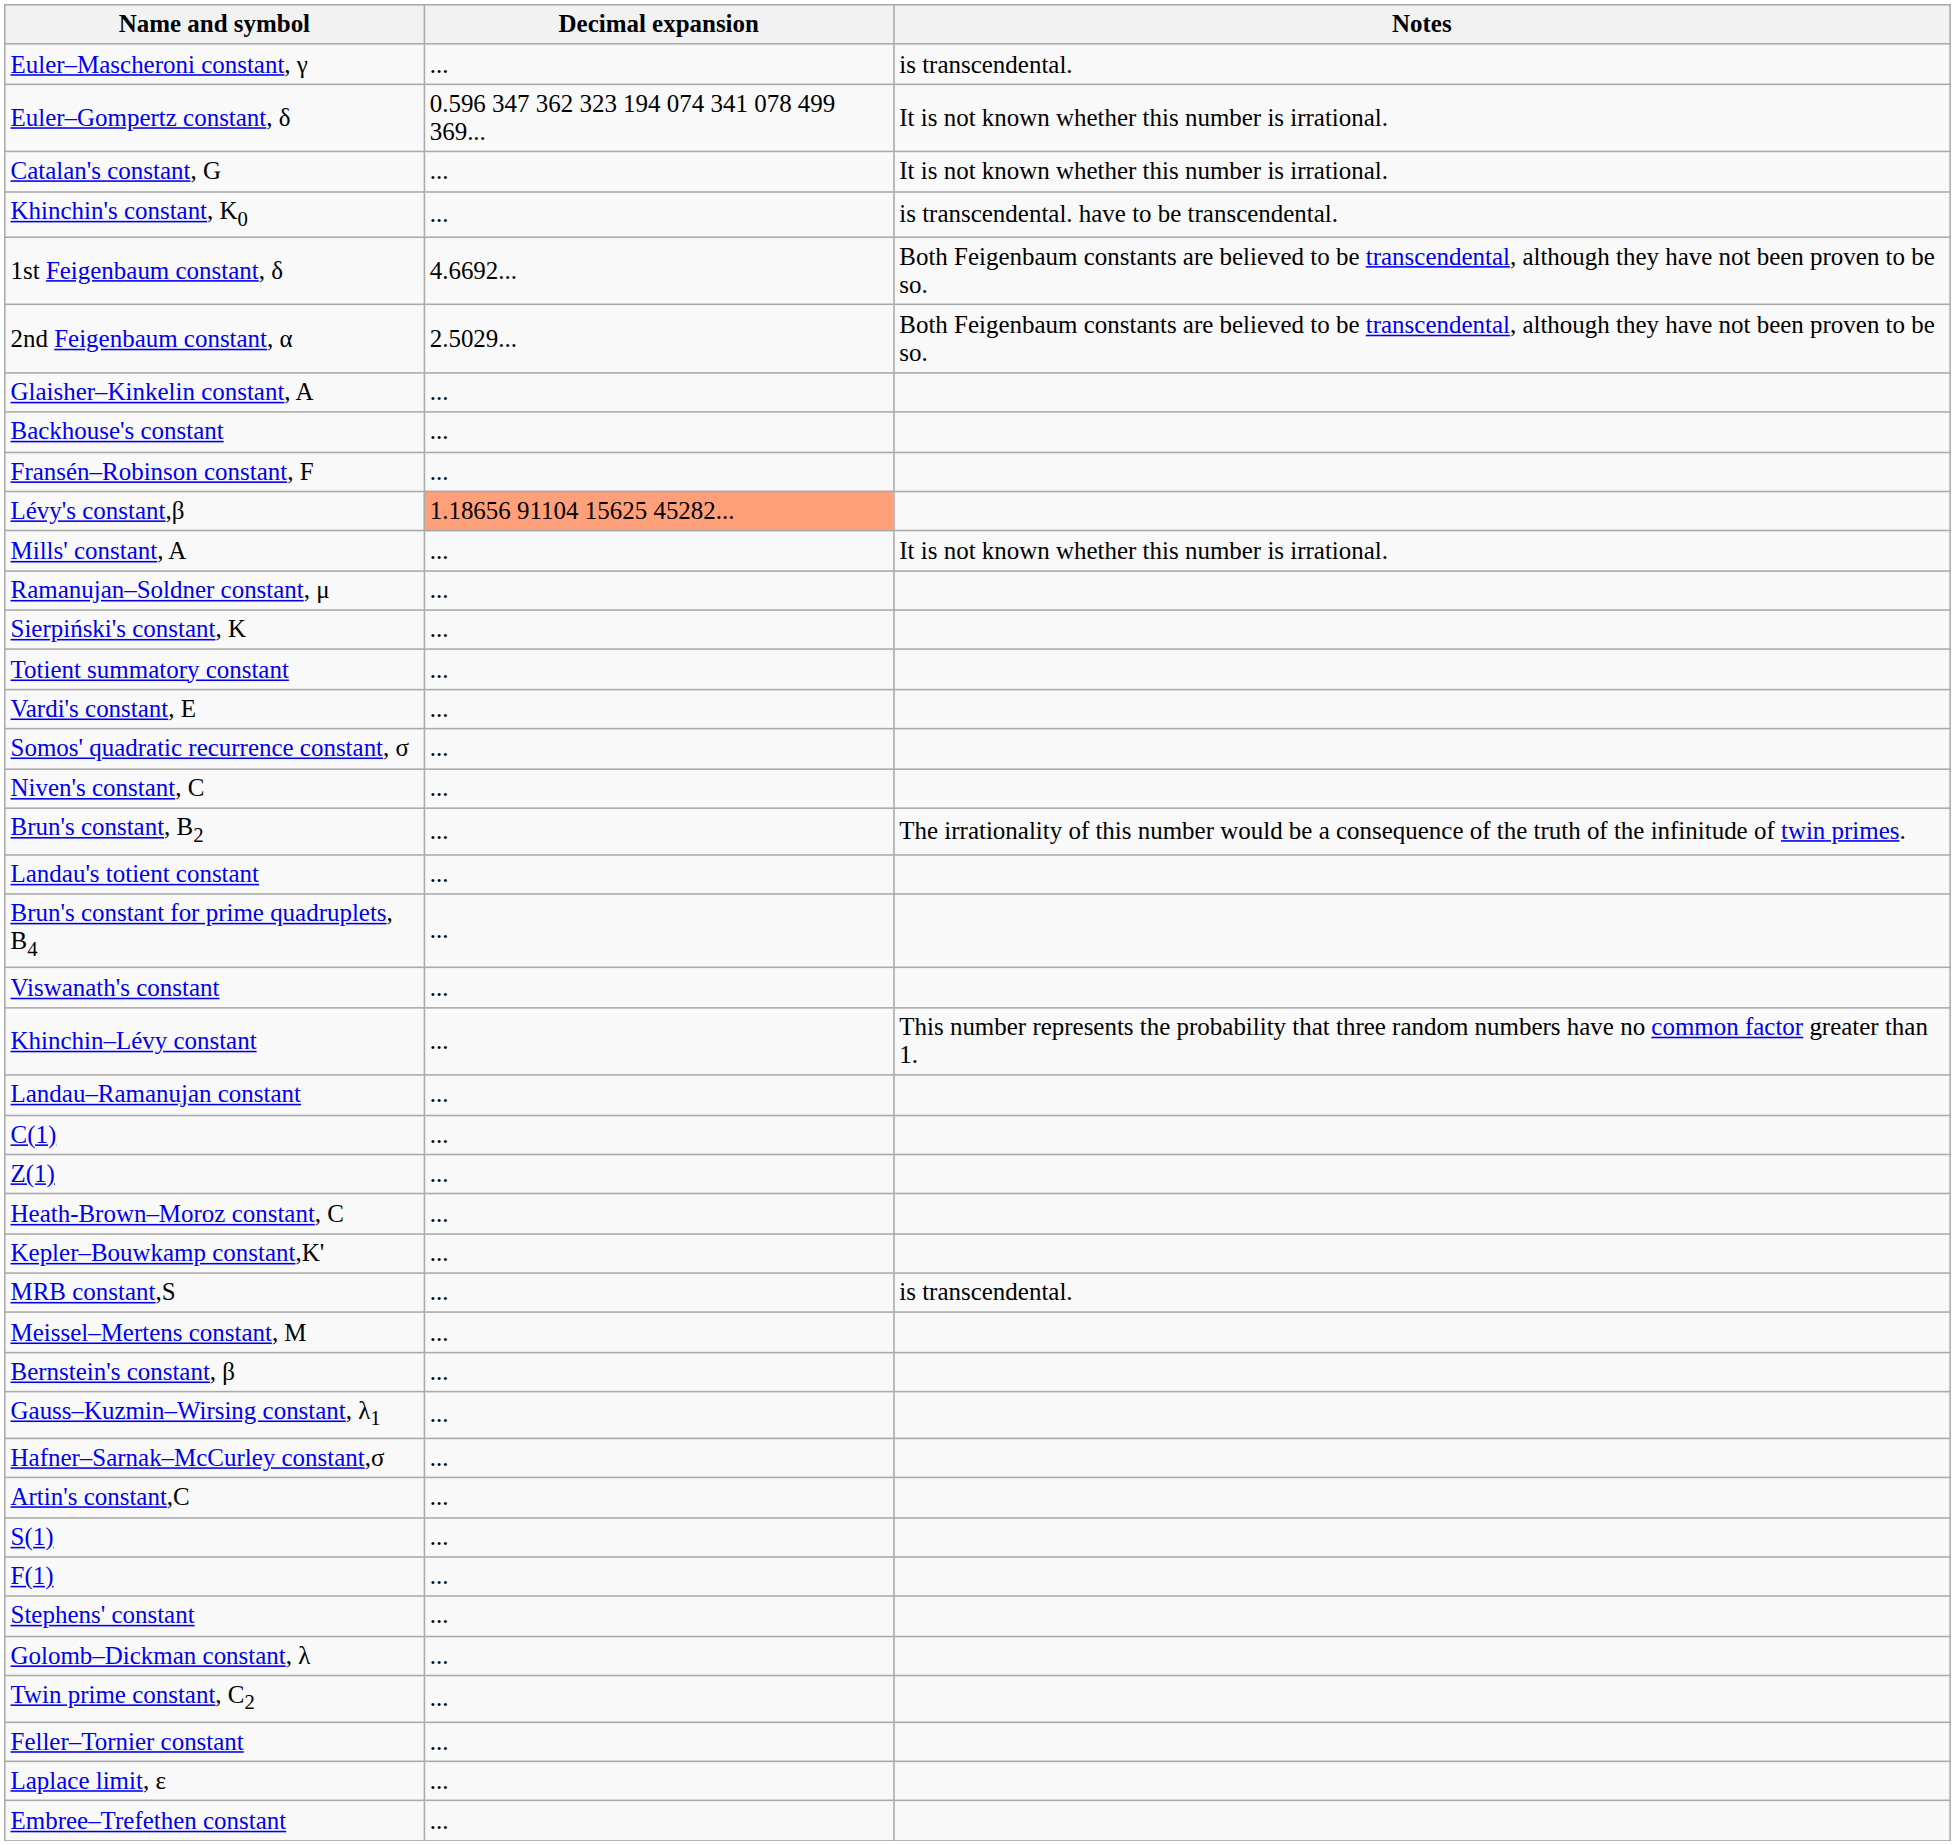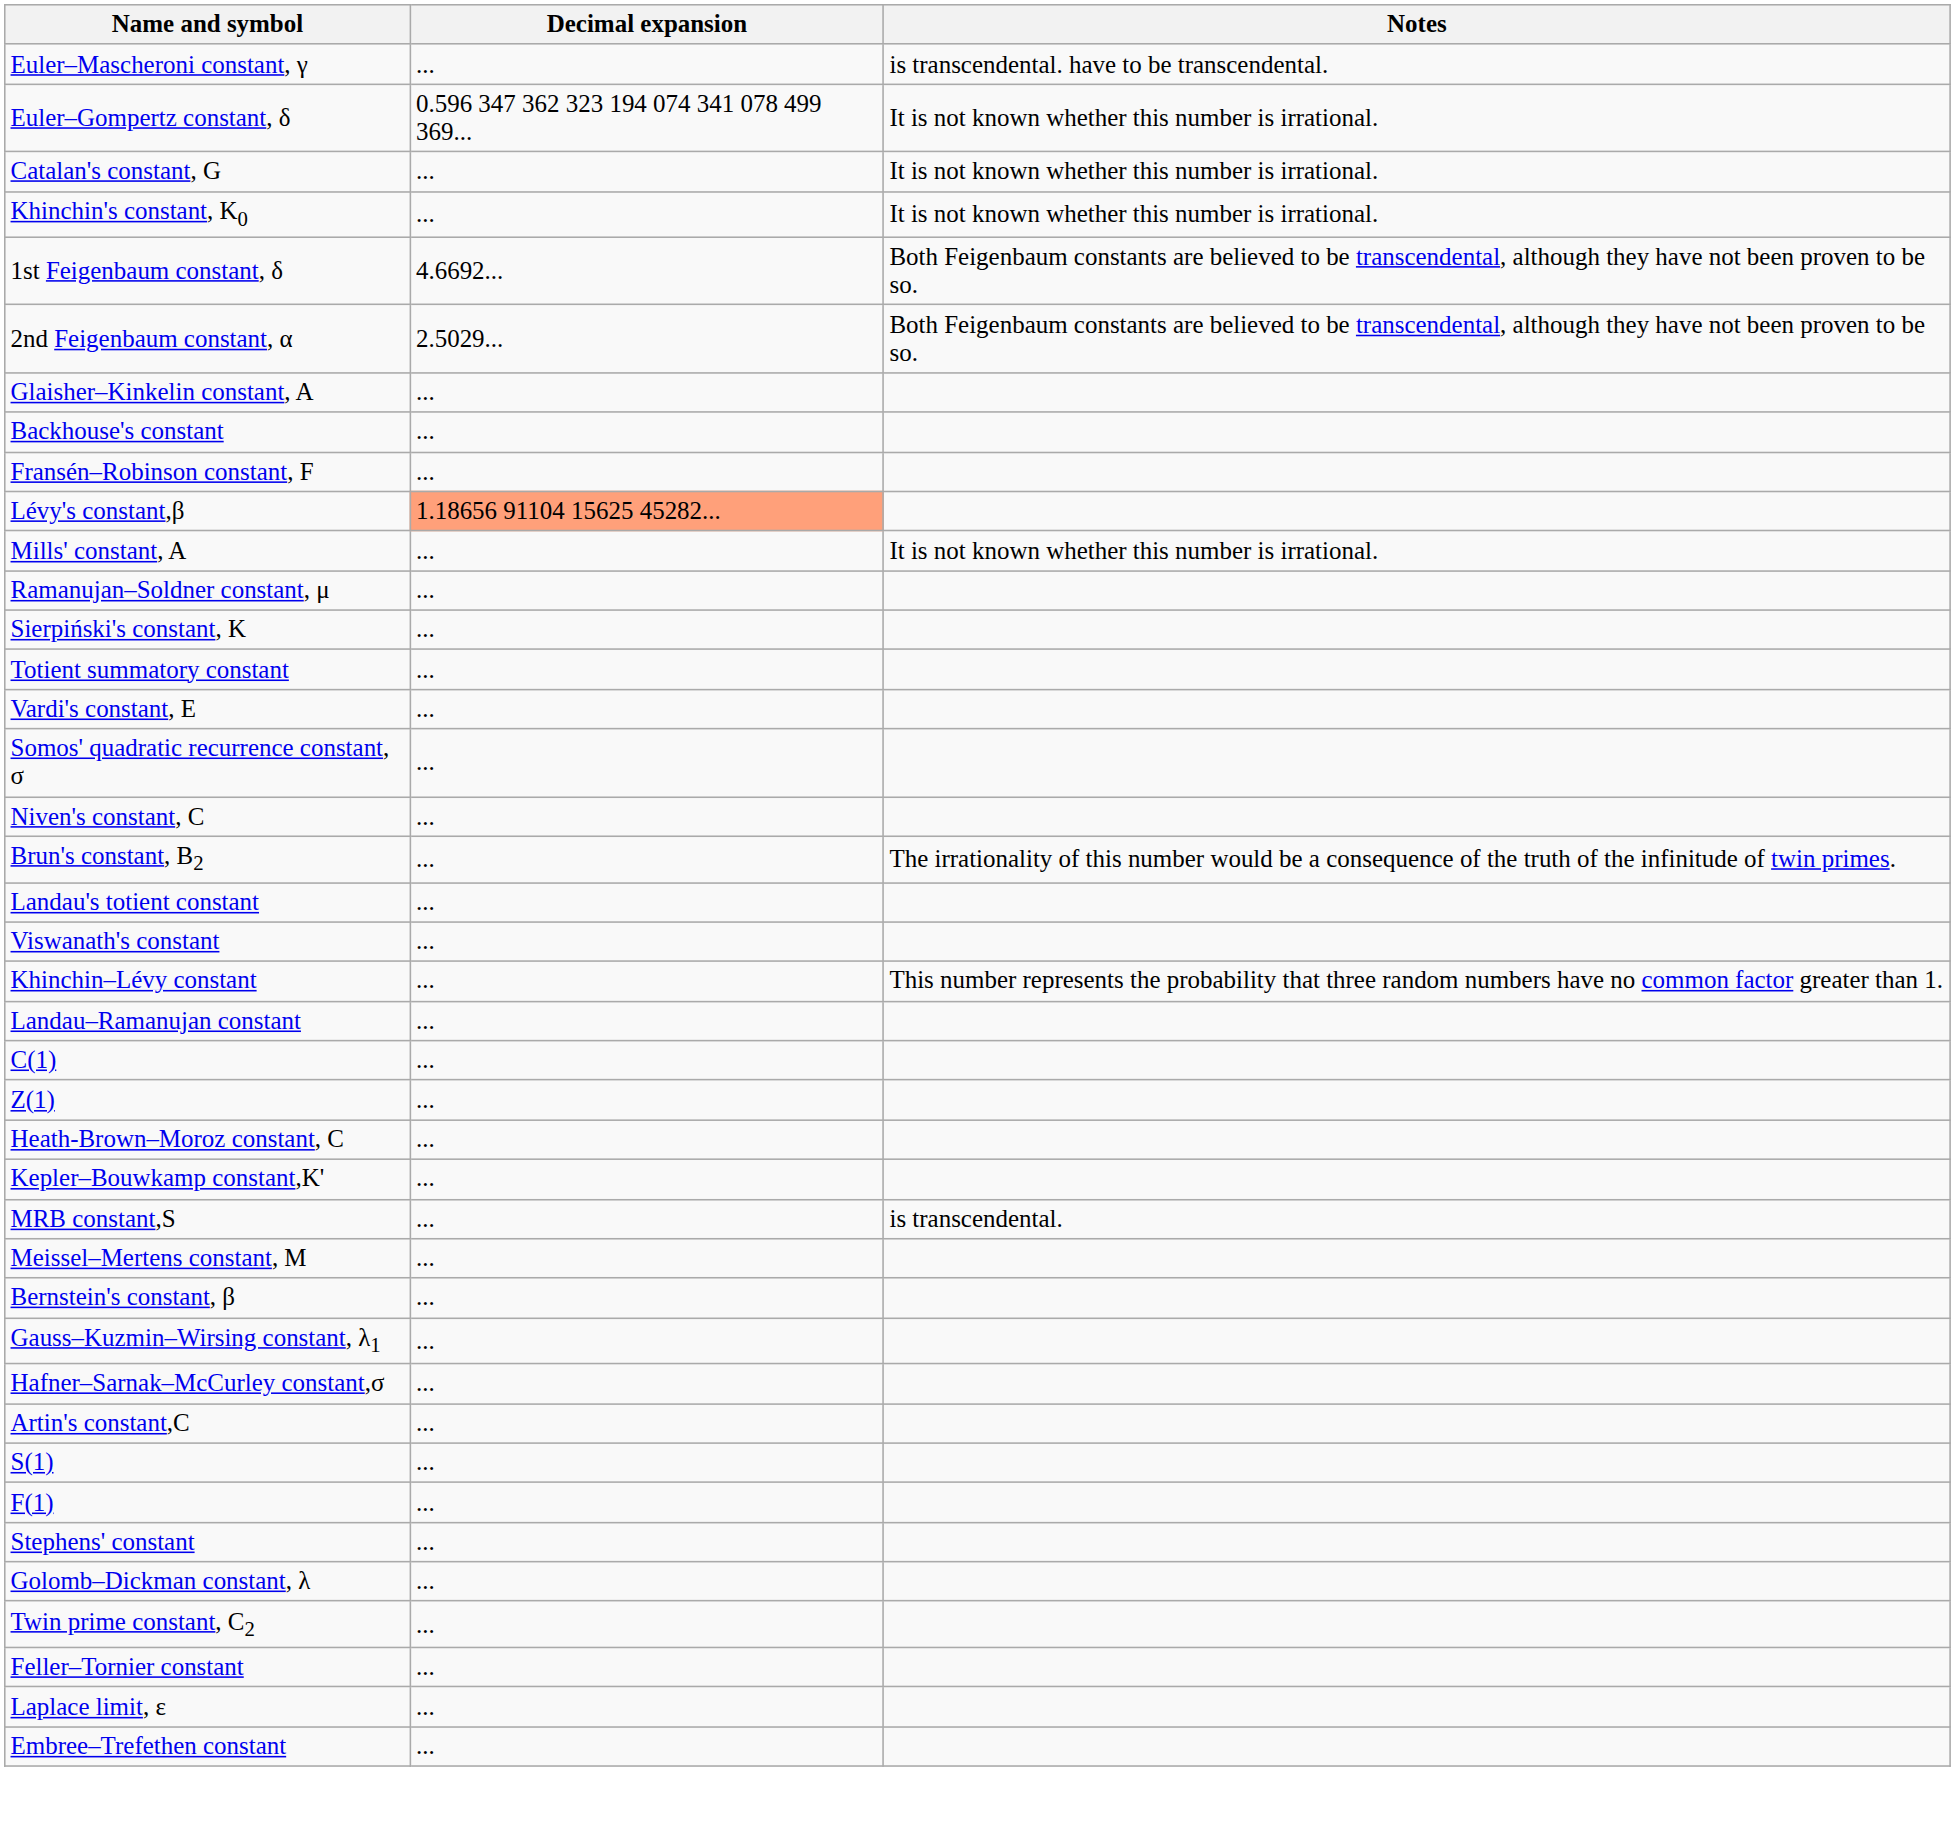(986, 63) is transcendental. -> (1109, 63) is transcendental. have to be transcendental.
(1119, 213) is transcendental. have to be transcendental. -> (1134, 213) It is not known whether this number is irrational.
- row: (202, 930)
